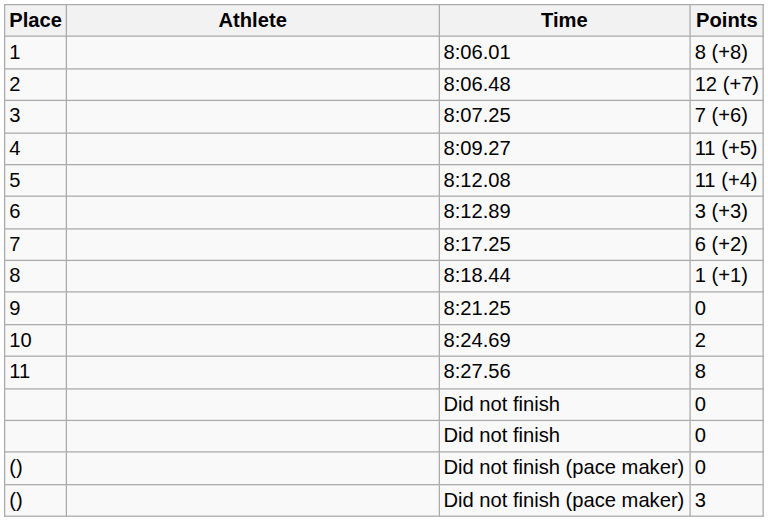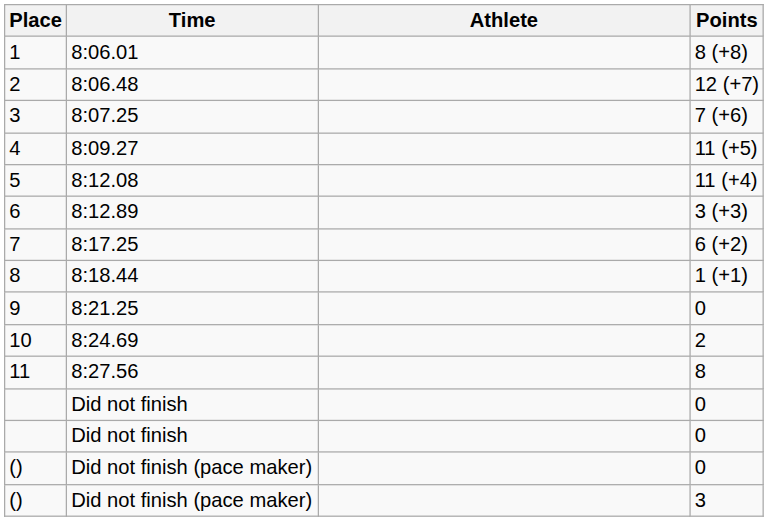columns swapped: (253, 20) <-> (564, 20)
